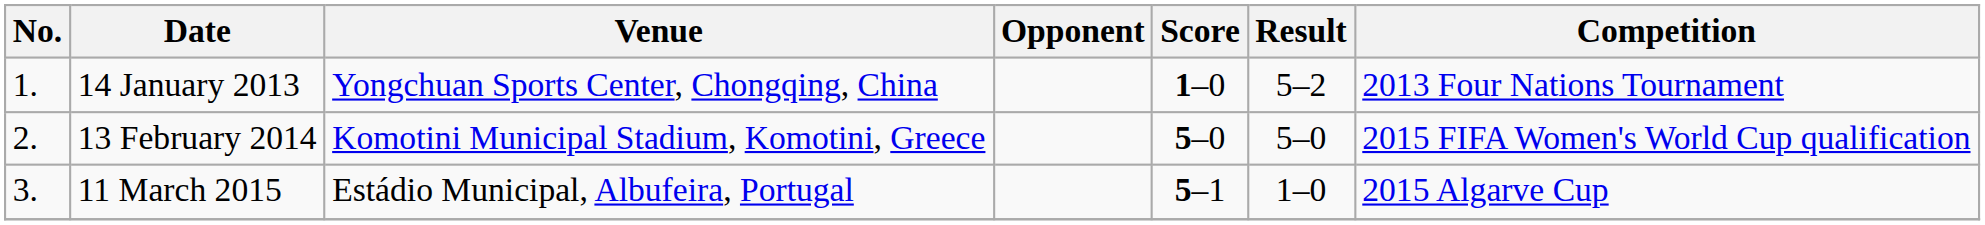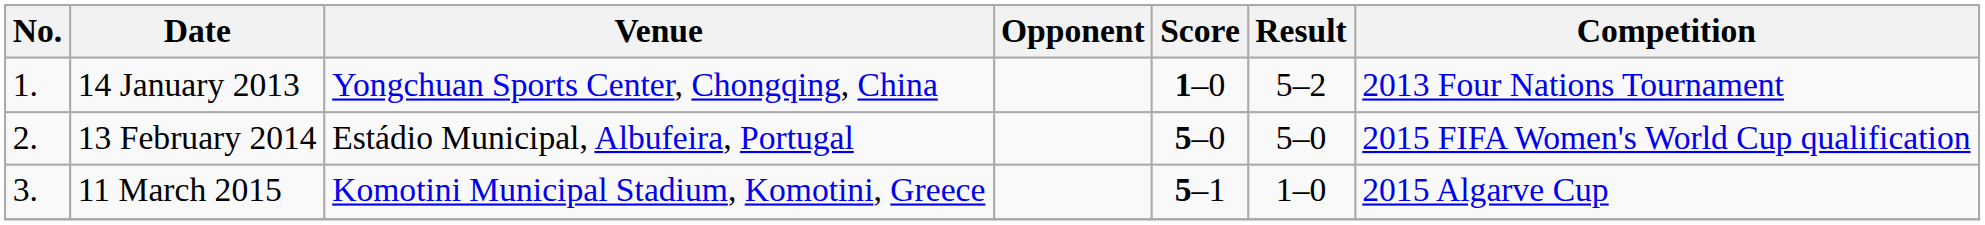(659, 137) Komotini Municipal Stadium, Komotini, Greece -> (593, 137) Estádio Municipal, Albufeira, Portugal
(593, 191) Estádio Municipal, Albufeira, Portugal -> (659, 191) Komotini Municipal Stadium, Komotini, Greece
